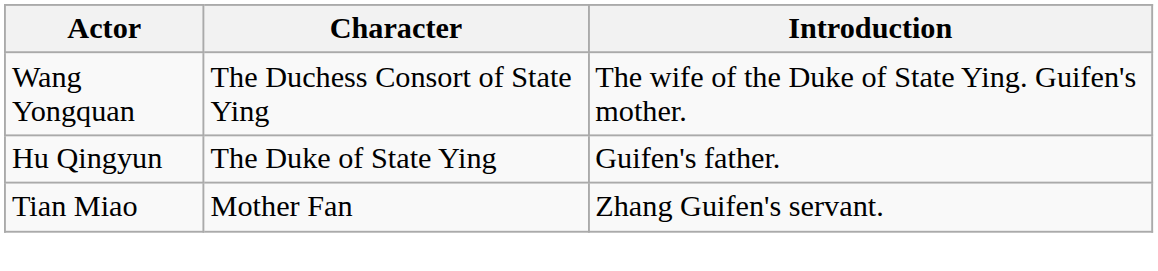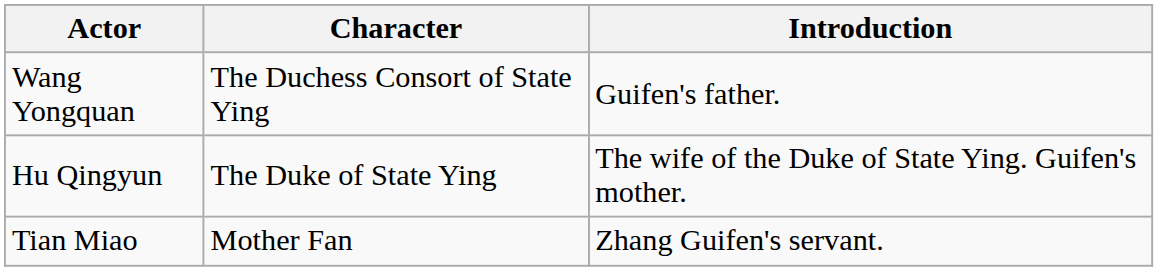(866, 93) The wife of the Duke of State Ying. Guifen's mother. -> (688, 93) Guifen's father.
(688, 158) Guifen's father. -> (866, 175) The wife of the Duke of State Ying. Guifen's mother.
